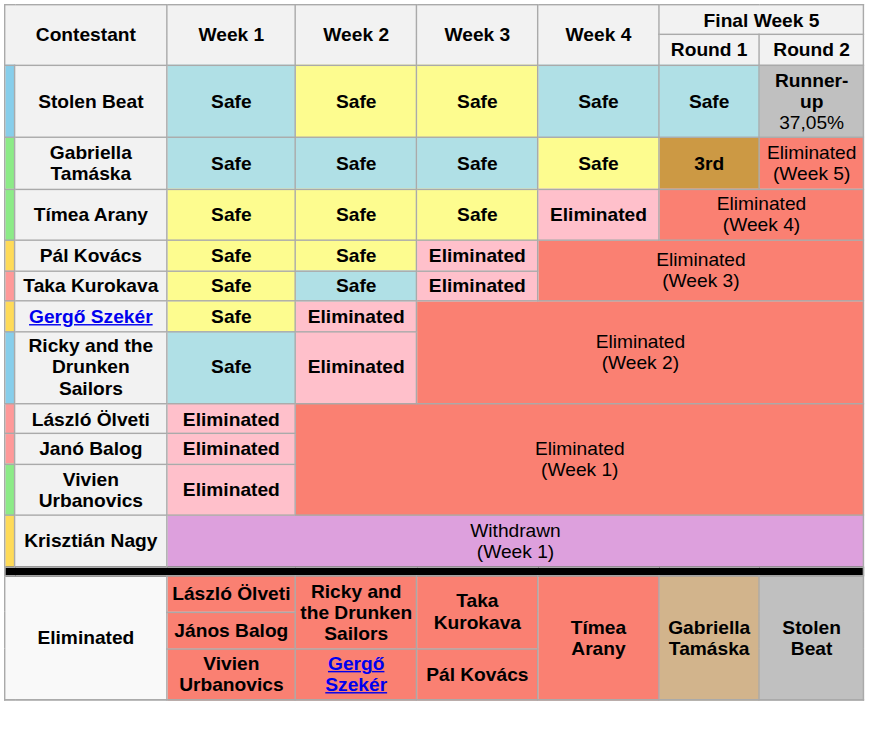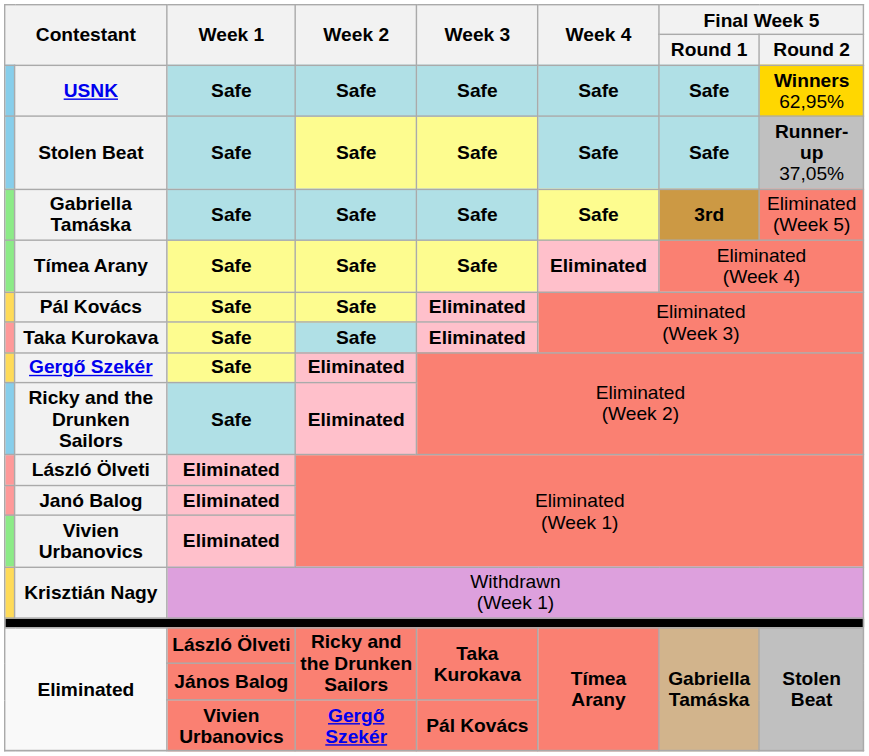+ row: (91, 90)
